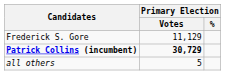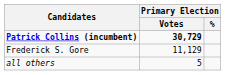rows swapped: (72, 50) <-> (47, 37)
